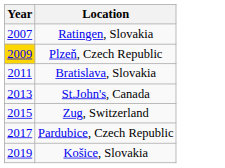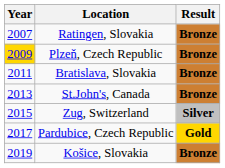+ column: (198, 14)
